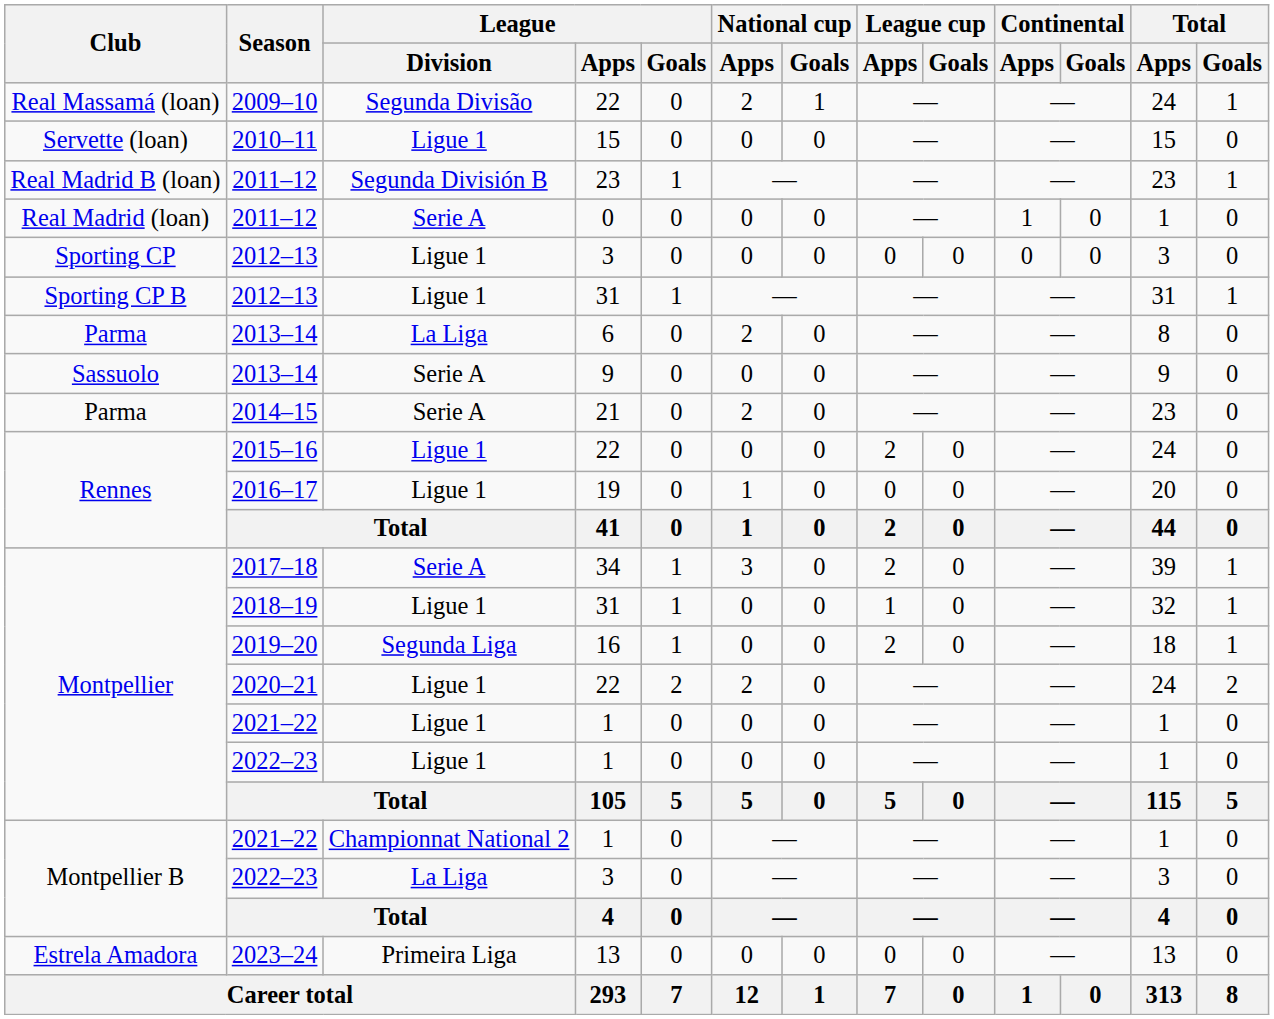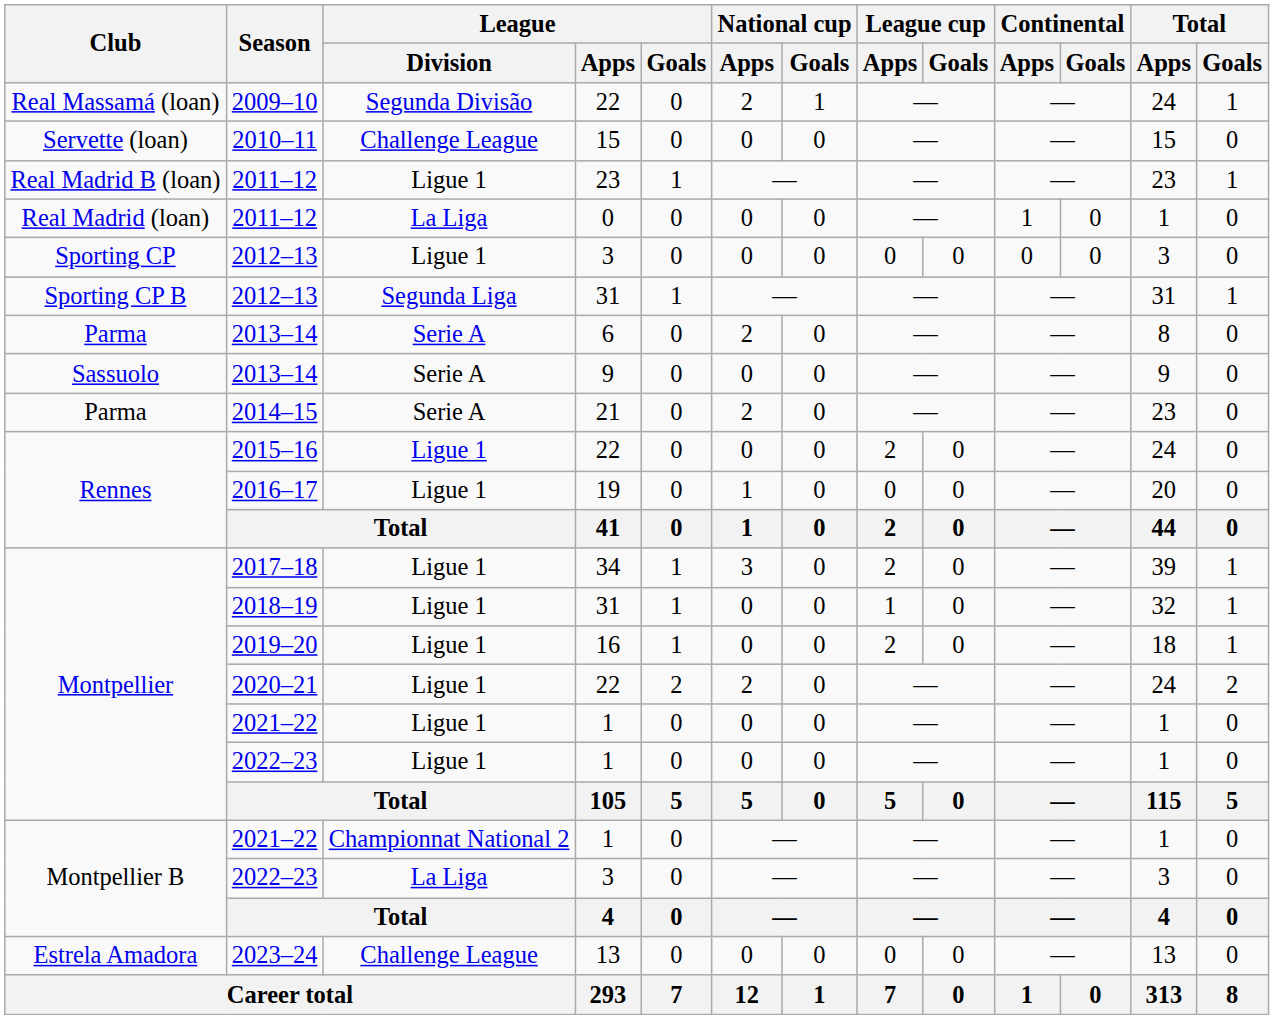(449, 140) Ligue 1 -> (449, 140) Challenge League
(449, 179) Segunda División B -> (449, 179) Ligue 1
(449, 218) Serie A -> (449, 218) La Liga
(449, 295) Ligue 1 -> (449, 295) Segunda Liga
(449, 334) La Liga -> (449, 334) Serie A
(449, 567) Serie A -> (449, 567) Ligue 1
(449, 645) Segunda Liga -> (449, 645) Ligue 1
(449, 955) Primeira Liga -> (449, 955) Challenge League
